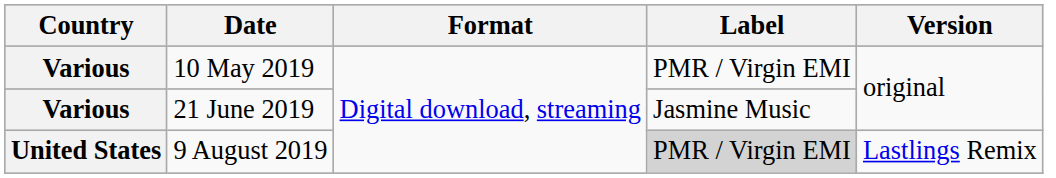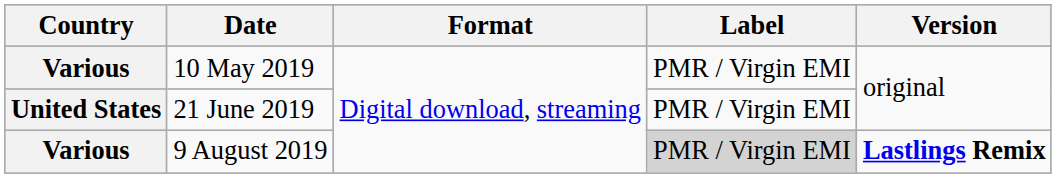(86, 109) Various -> (86, 109) United States
(732, 109) Jasmine Music -> (752, 109) PMR / Virgin EMI
(86, 151) United States -> (86, 151) Various
(950, 151) normal -> (954, 151) bold
